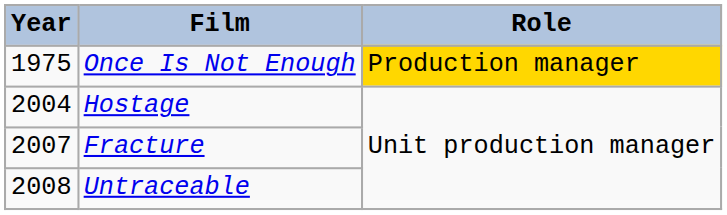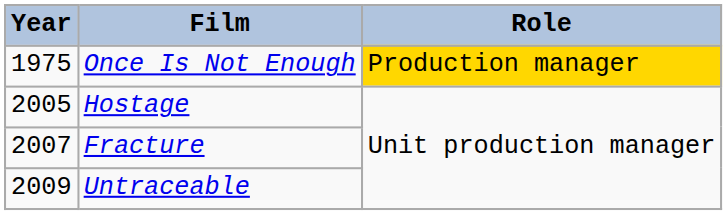(41, 107) 2004 -> (41, 107) 2005
(41, 188) 2008 -> (41, 188) 2009
